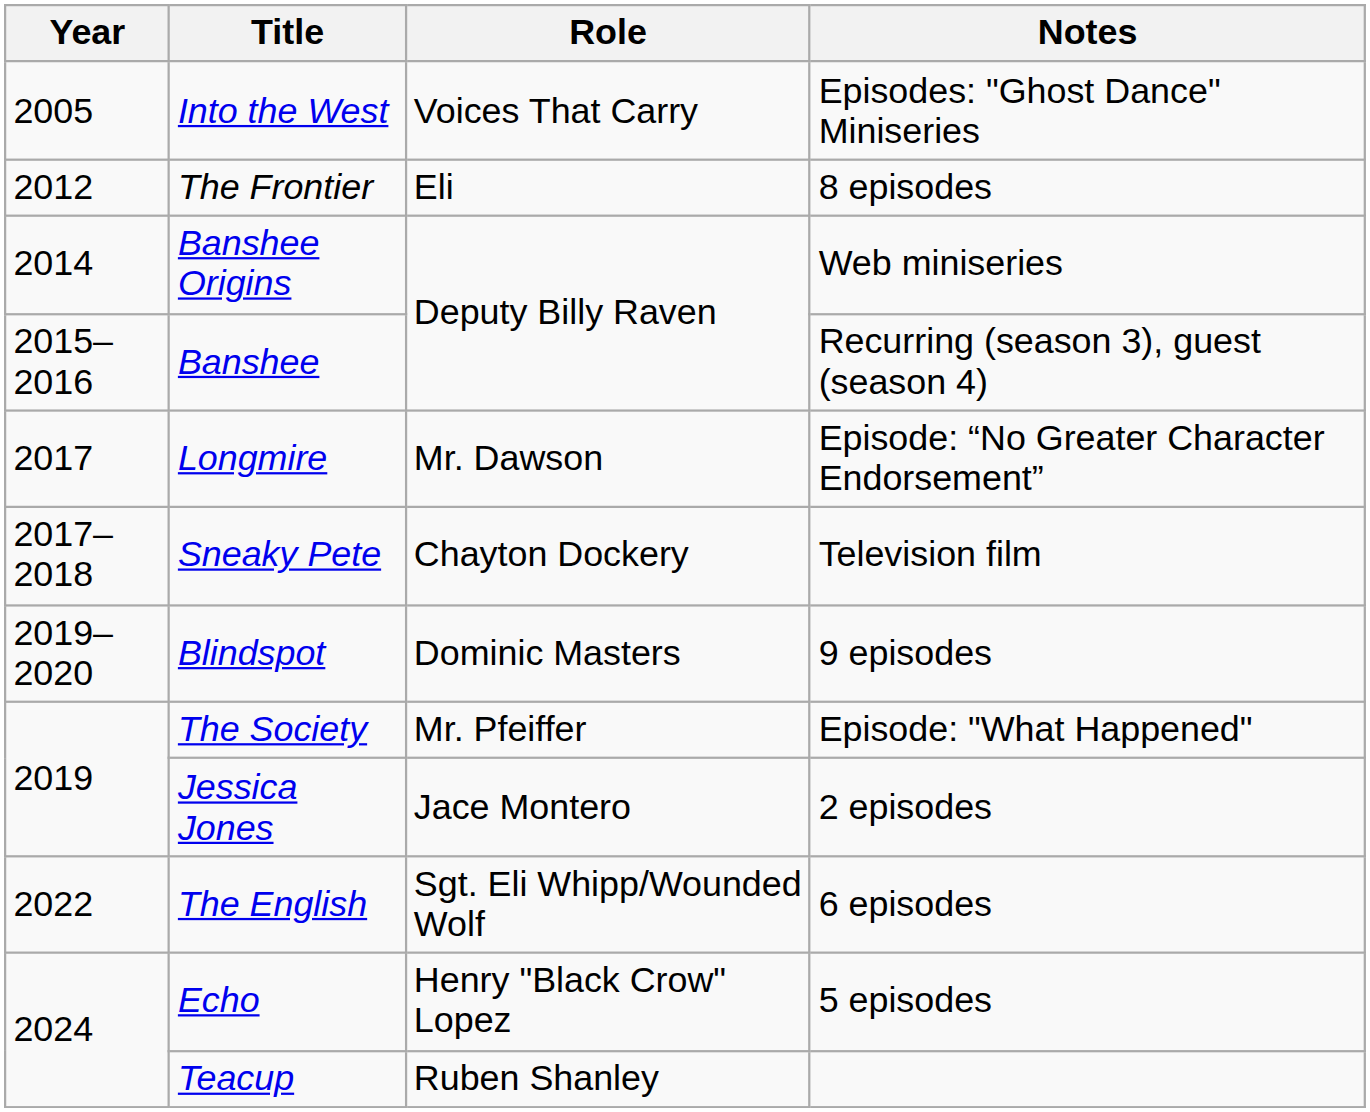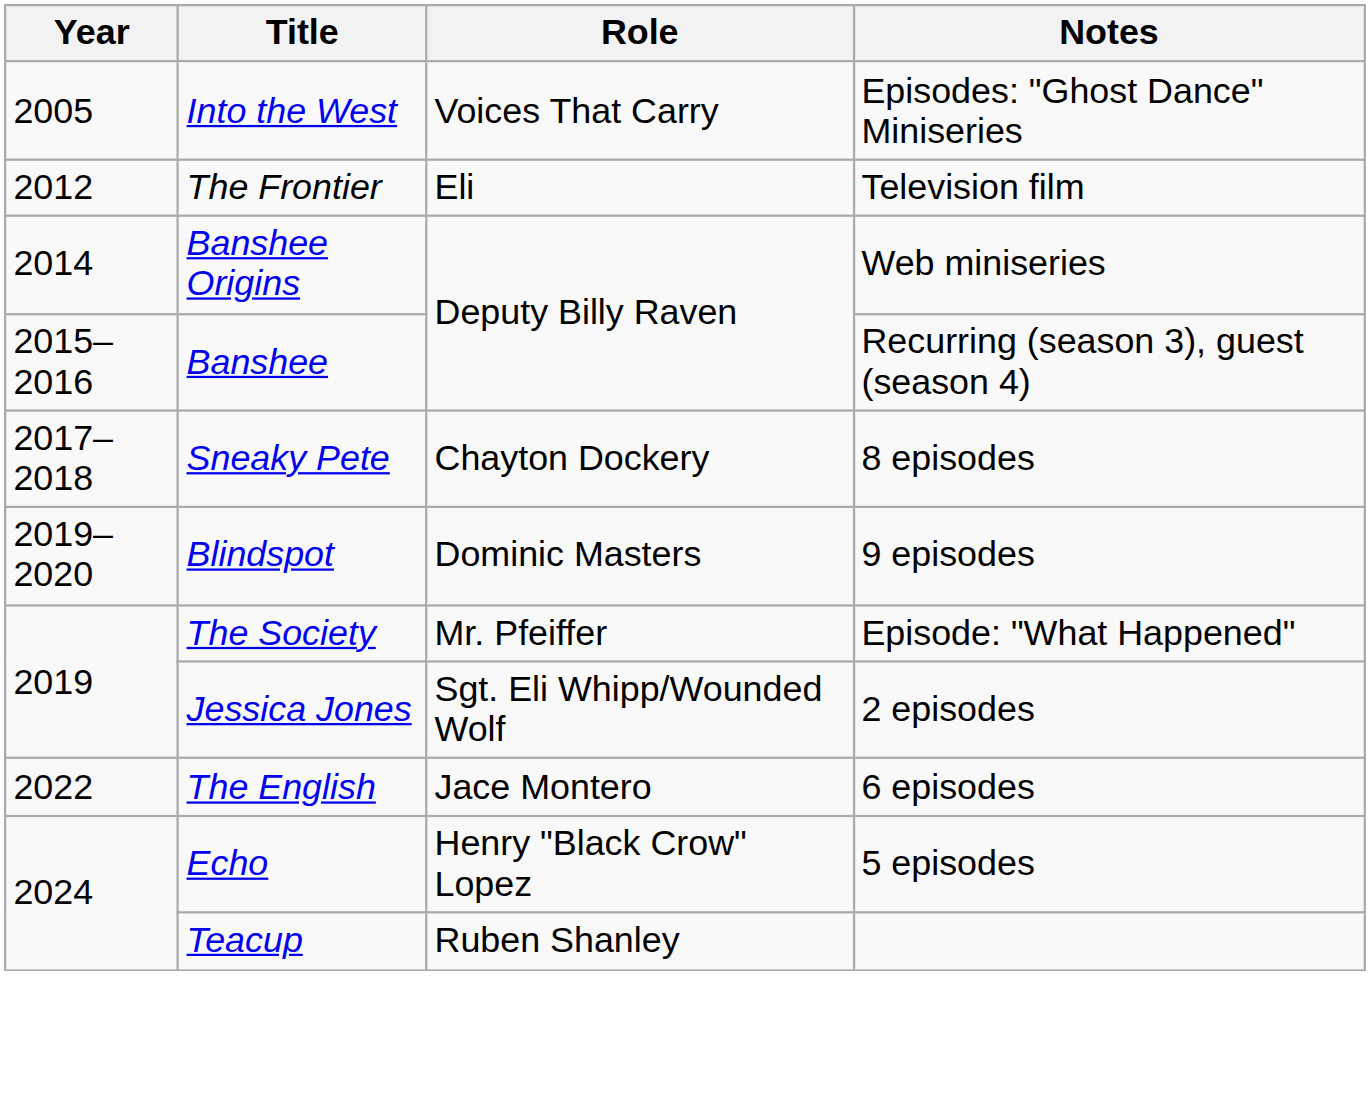(905, 186) 8 episodes -> (973, 186) Television film
- row: (253, 458)
(930, 555) Television film -> (948, 458) 8 episodes
(522, 806) Jace Montero -> (628, 709) Sgt. Eli Whipp/Wounded Wolf
(608, 903) Sgt. Eli Whipp/Wounded Wolf -> (543, 786) Jace Montero
